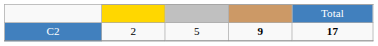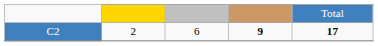(197, 32) 5 -> (197, 32) 6
